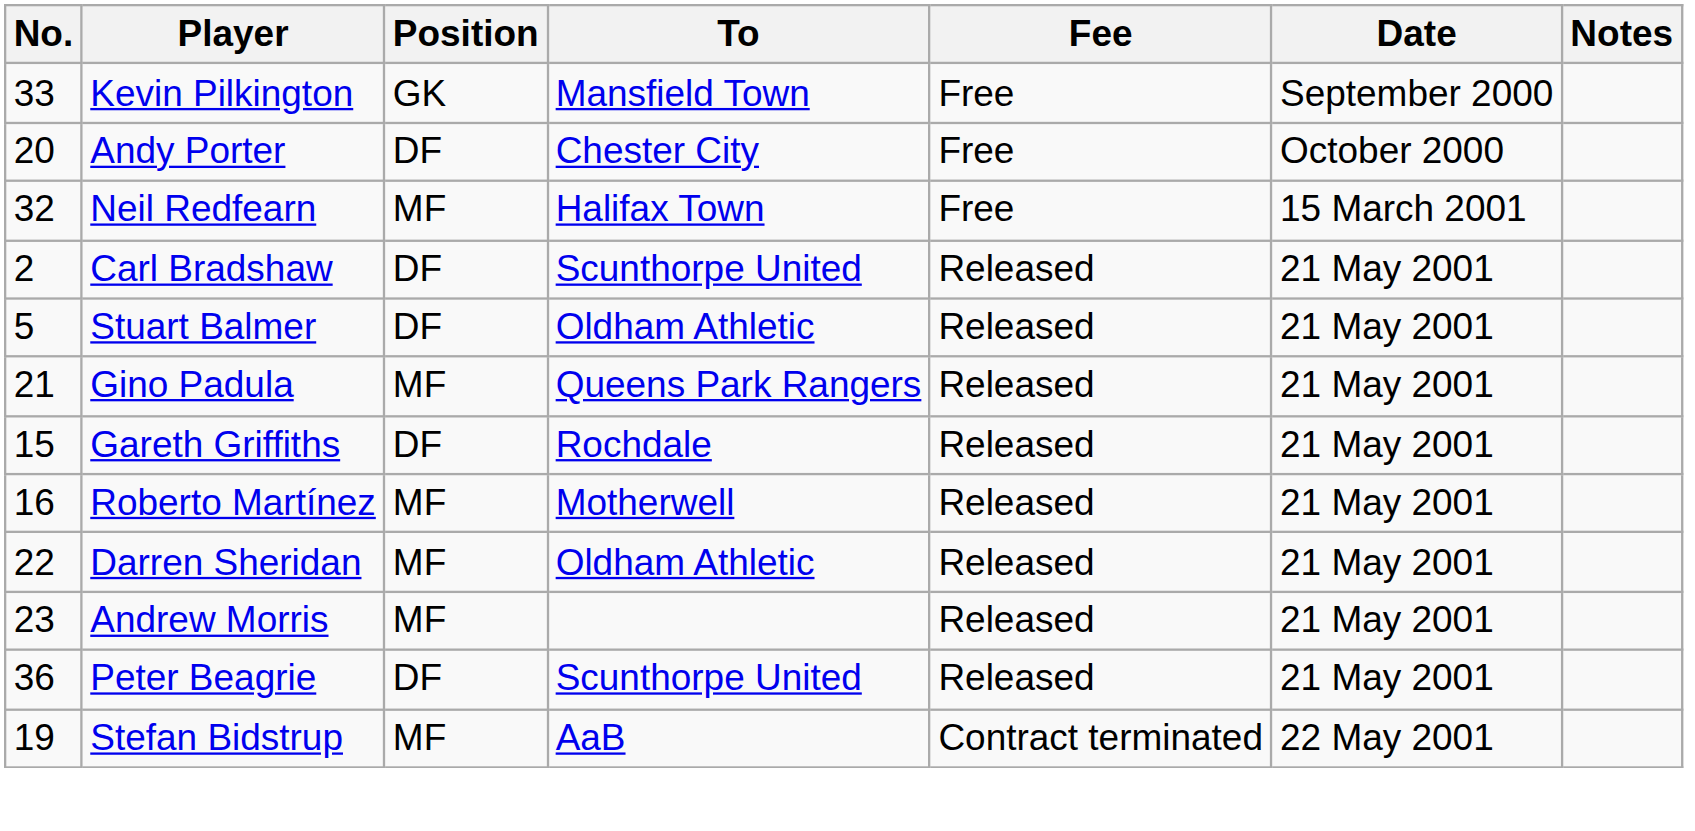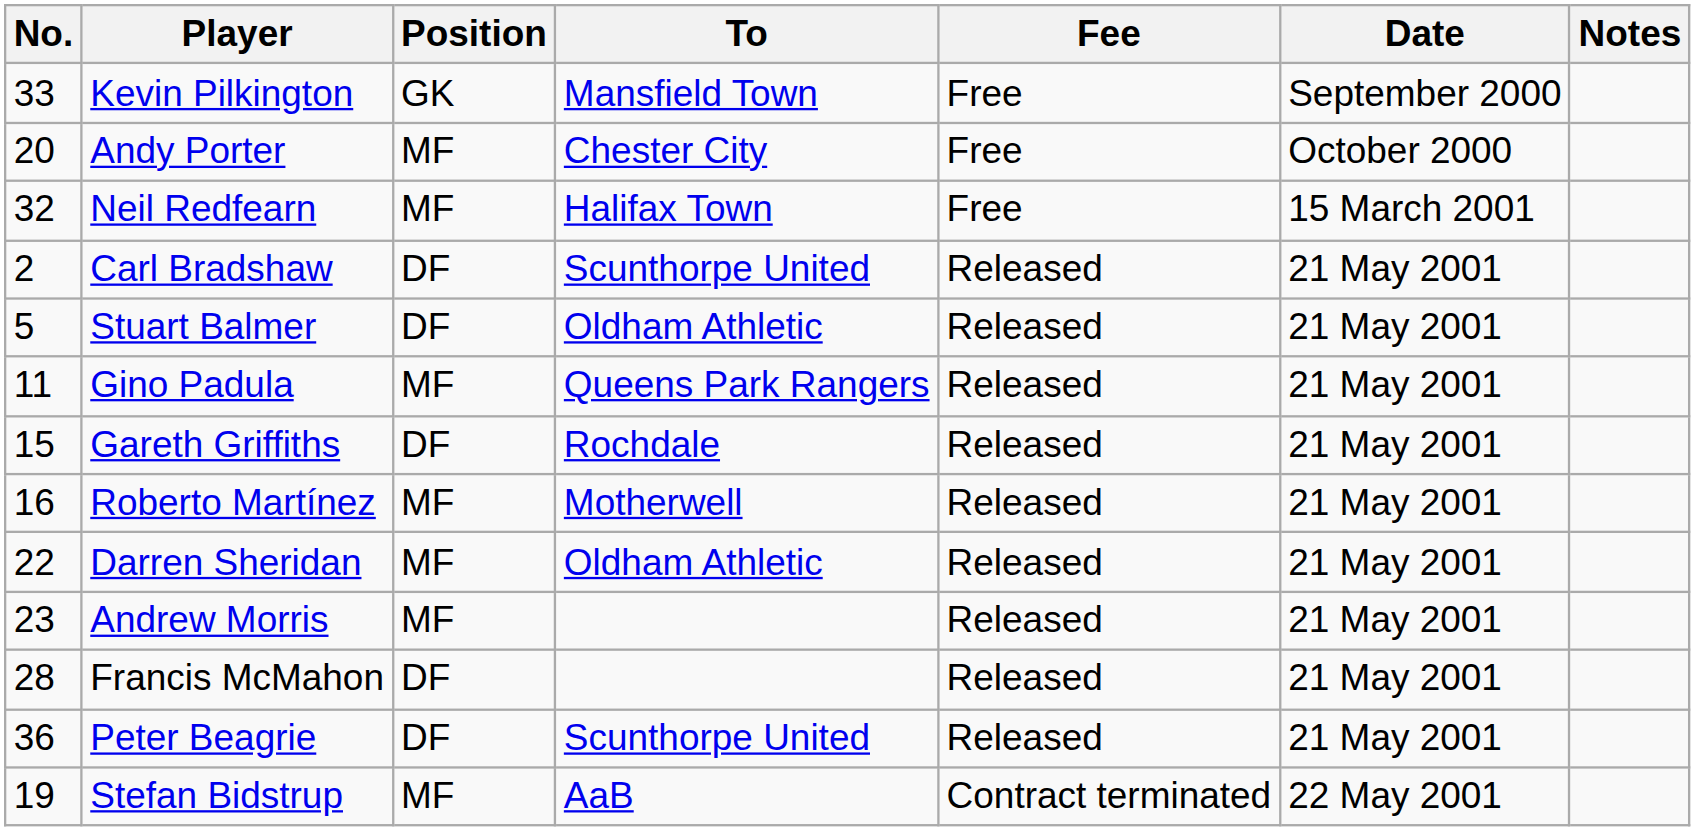(417, 151) DF -> (428, 151) MF
(34, 385) 21 -> (33, 385) 11
+ row: (237, 678)
